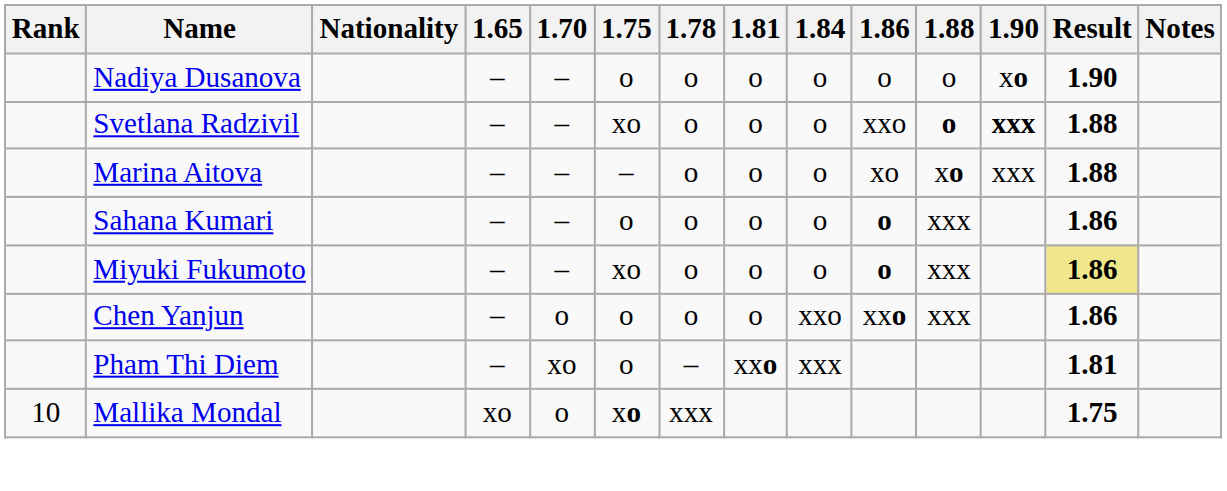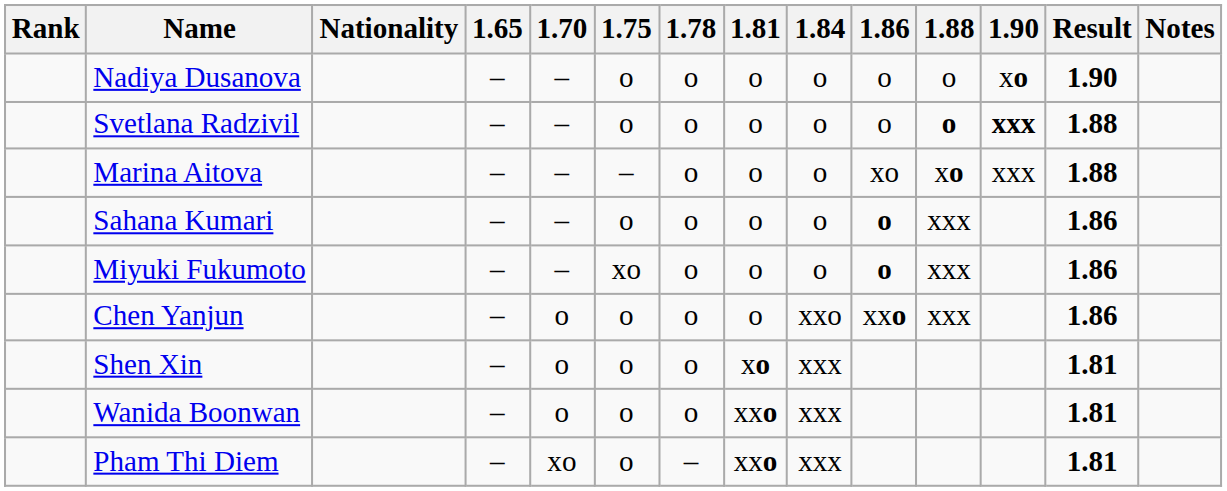(626, 124) xo -> (626, 124) o
(884, 124) xxo -> (884, 124) o
(1092, 268) khaki background -> (1092, 268) no background
+ row: (148, 364)
+ row: (197, 412)
- row: (187, 412)
